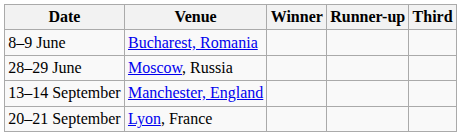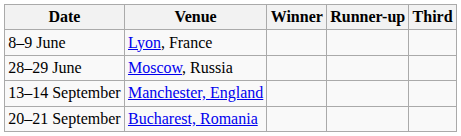(193, 42) Bucharest, Romania -> (170, 42) Lyon, France
(170, 118) Lyon, France -> (193, 118) Bucharest, Romania
